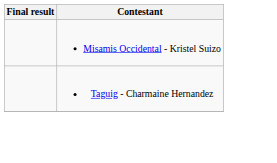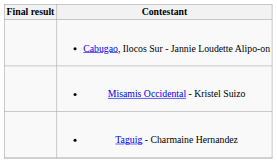+ row: (164, 48)
